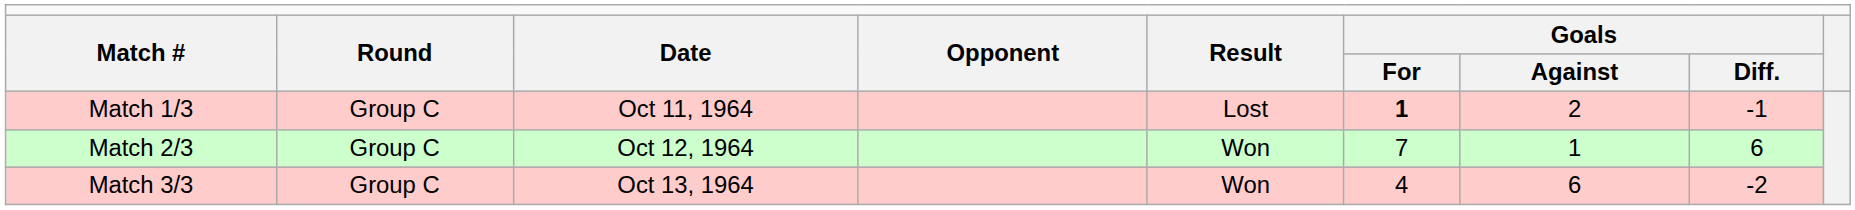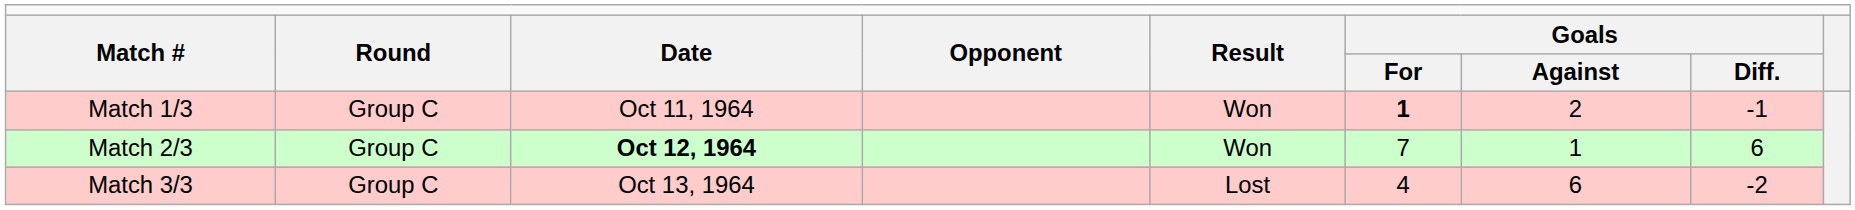(1246, 110) Lost -> (1248, 110) Won
(686, 147) normal -> (686, 147) bold
(1246, 185) Won -> (1248, 185) Lost
